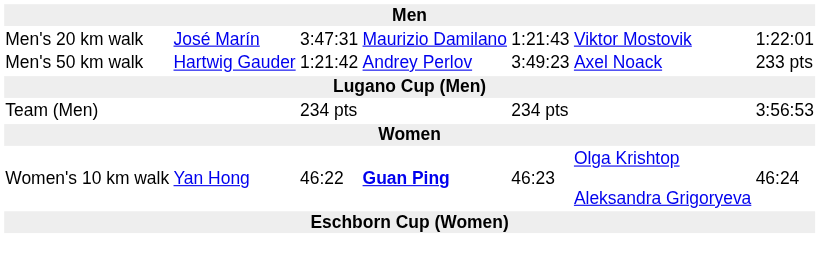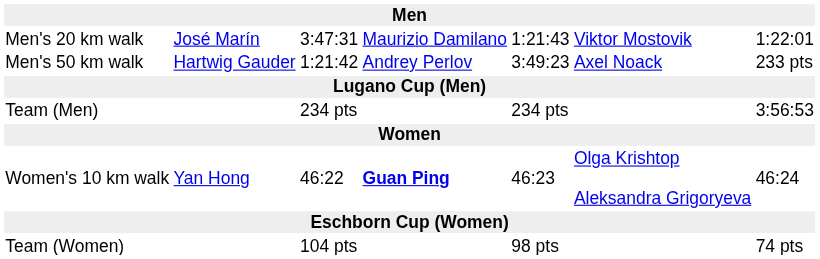+ row: (65, 246)
